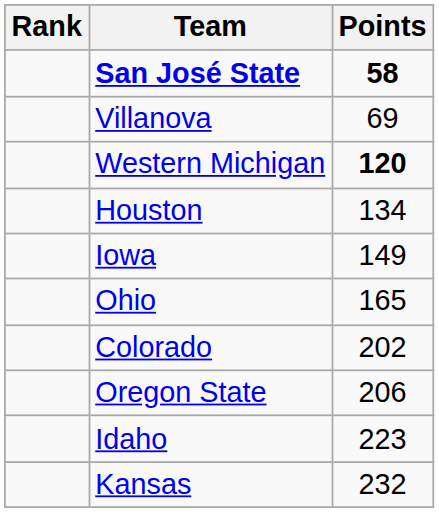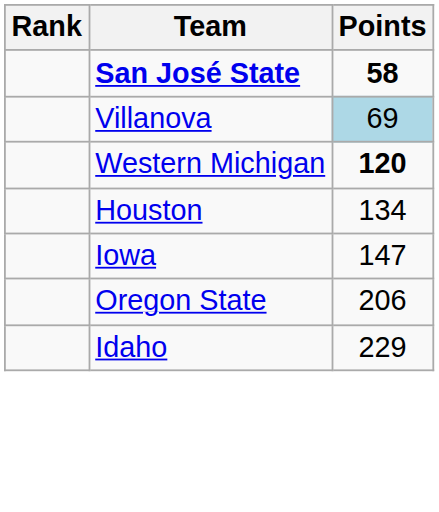(382, 118) no background -> (382, 118) lightblue background
(382, 255) 149 -> (382, 255) 147
- row: (126, 301)
- row: (154, 347)
(382, 438) 223 -> (382, 347) 229
- row: (143, 484)
